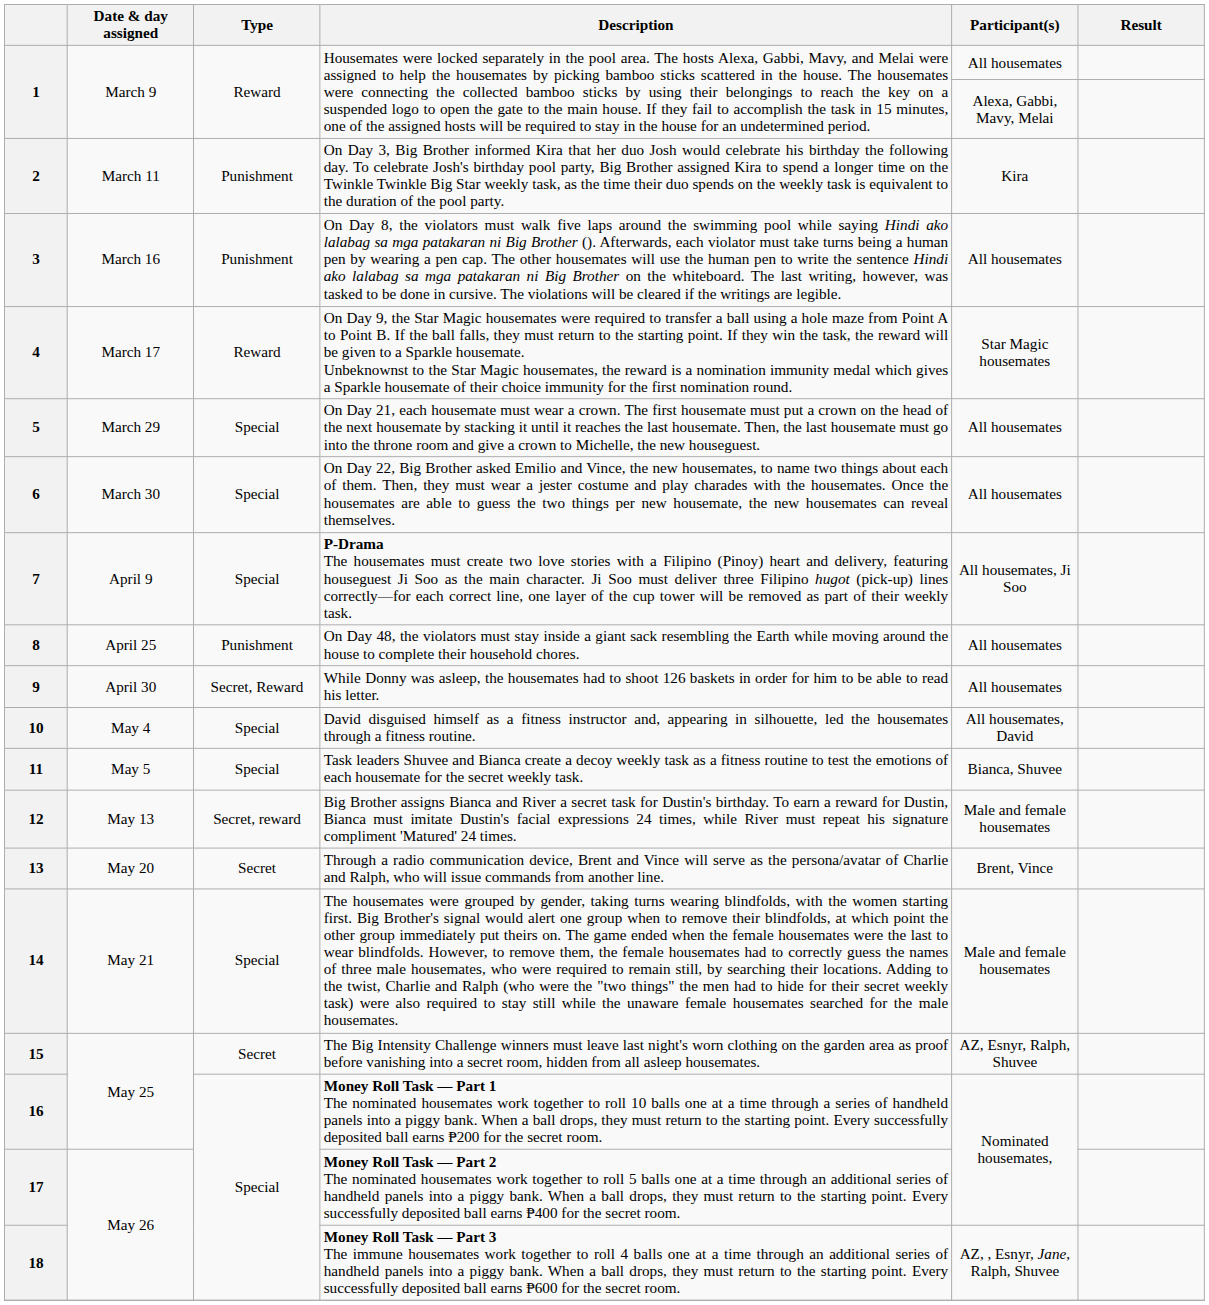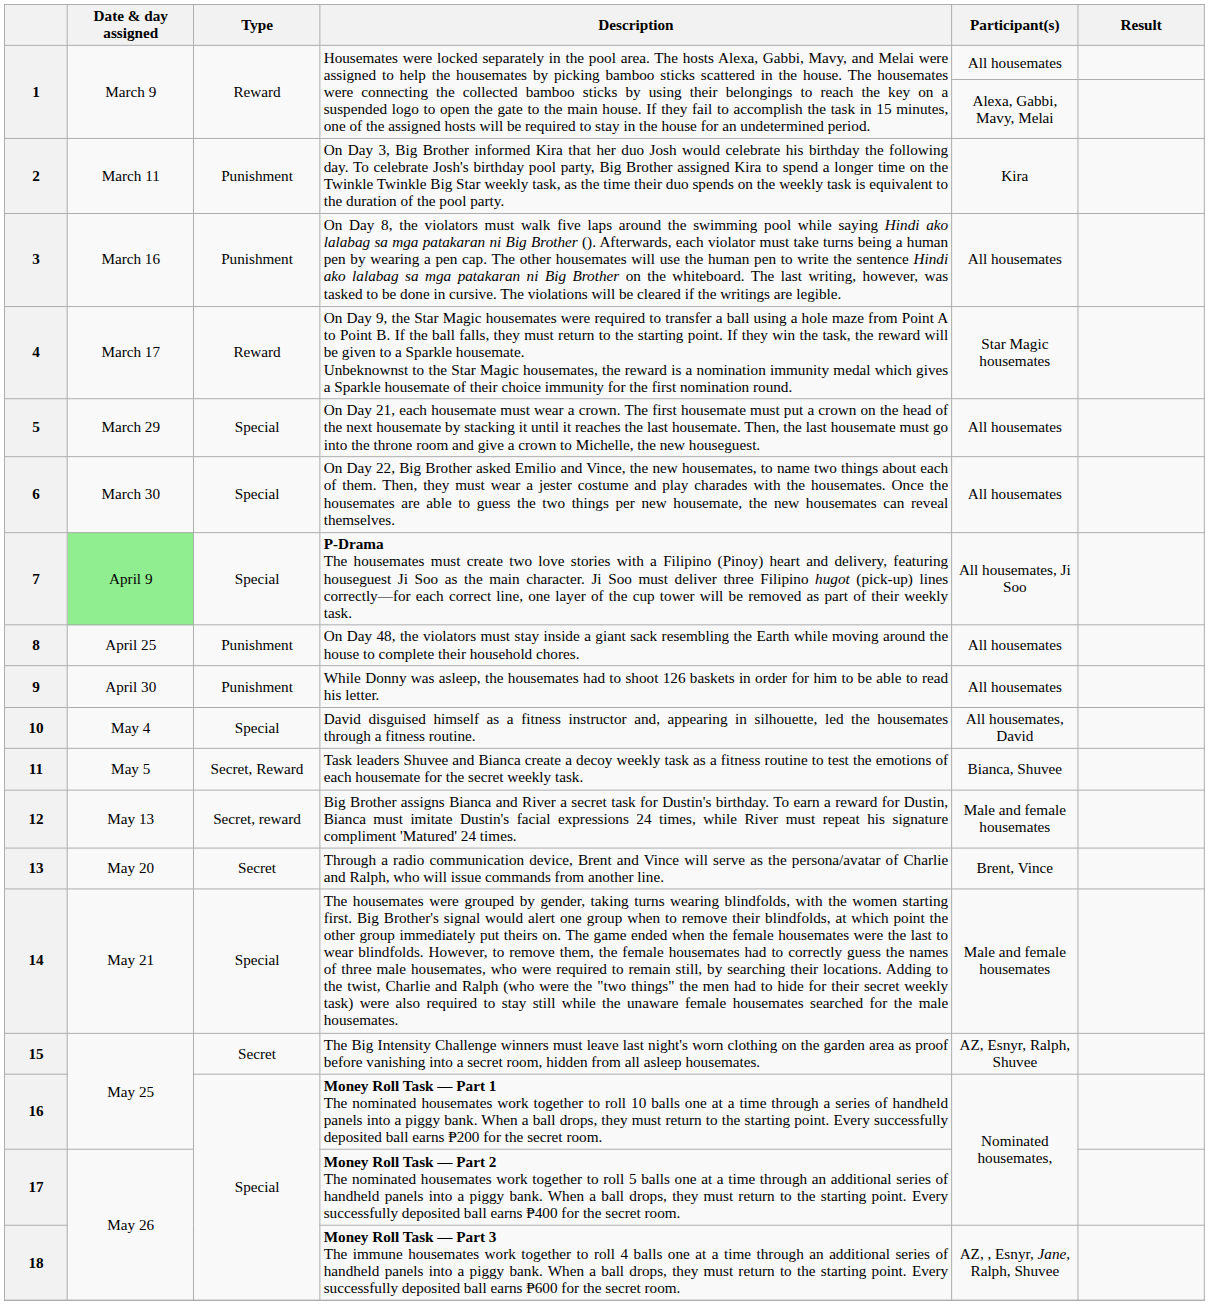(131, 578) no background -> (131, 578) lightgreen background
(257, 686) Secret, Reward -> (257, 686) Punishment
(257, 769) Special -> (257, 769) Secret, Reward
